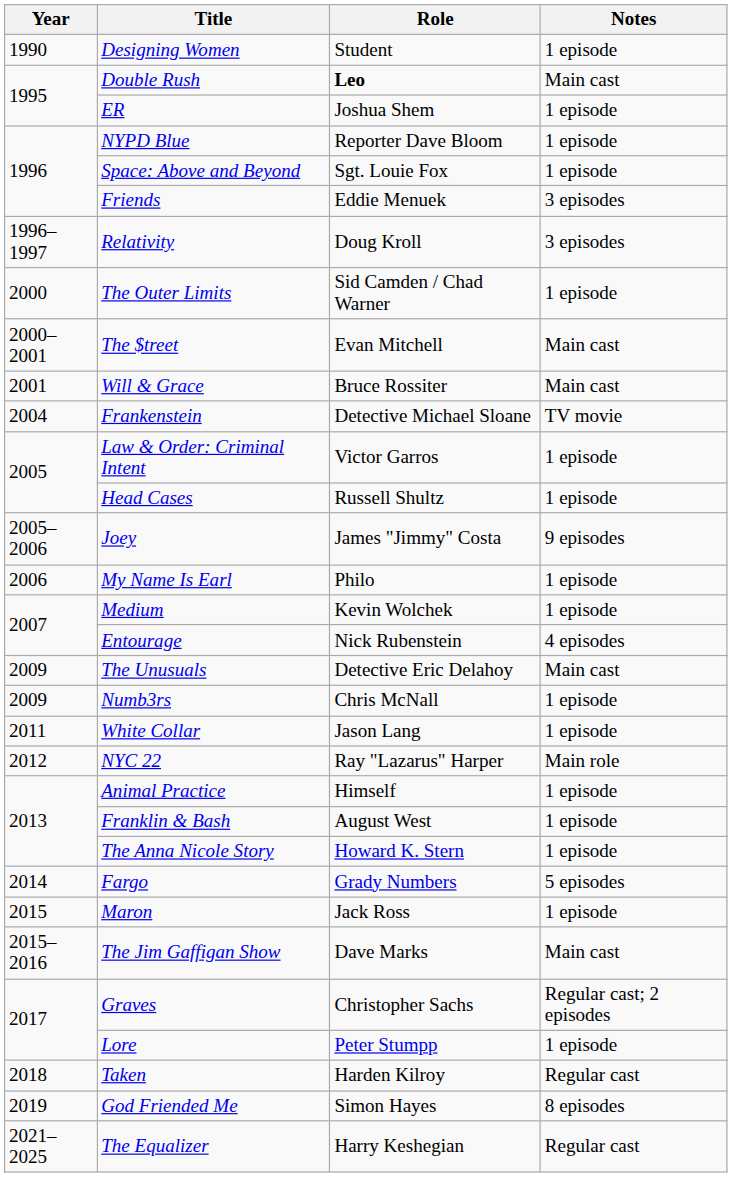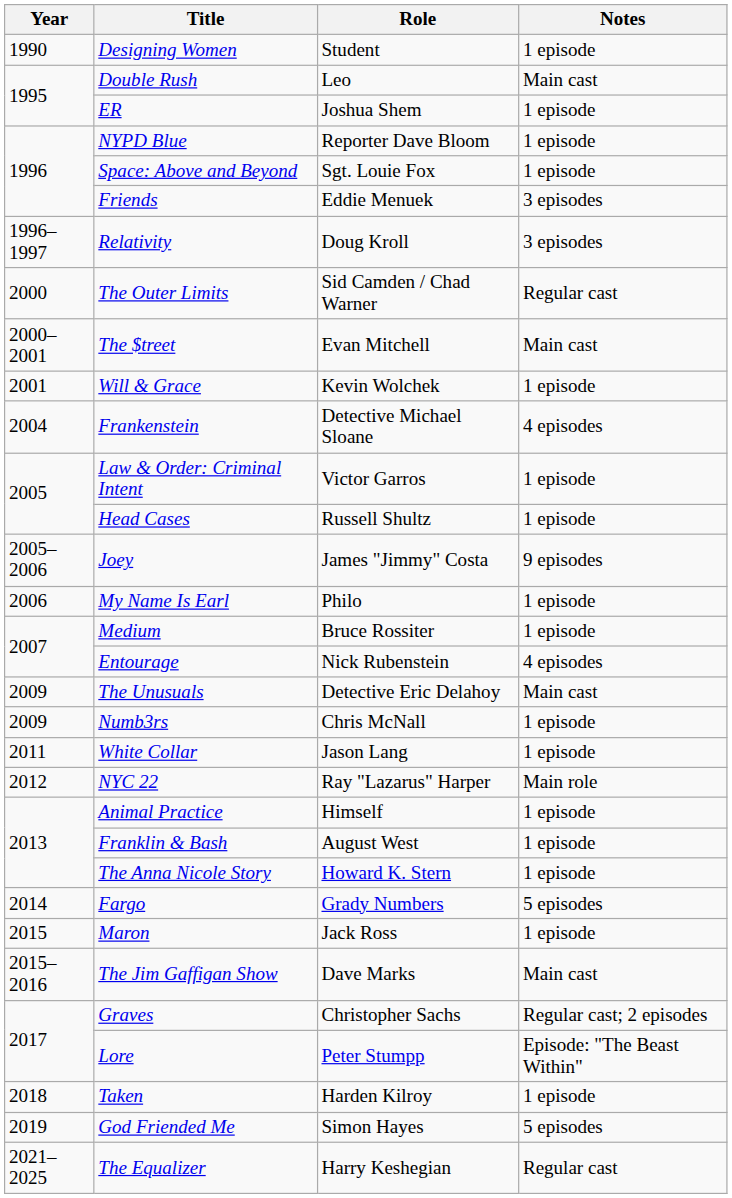(350, 79) bold -> (336, 79) normal
(581, 293) 1 episode -> (570, 293) Regular cast
(391, 385) Bruce Rossiter -> (381, 385) Kevin Wolchek
(582, 385) Main cast -> (559, 385) 1 episode
(584, 416) TV movie -> (563, 426) 4 episodes
(393, 609) Kevin Wolchek -> (378, 631) Bruce Rossiter
(581, 1045) 1 episode -> (601, 1055) Episode: "The Beast Within"
(592, 1075) Regular cast -> (559, 1096) 1 episode
(585, 1105) 8 episodes -> (563, 1127) 5 episodes
